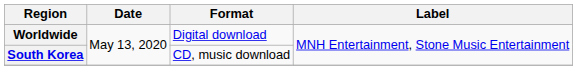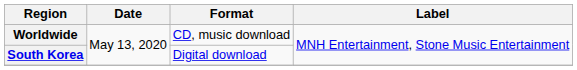(220, 34) Digital download -> (232, 34) CD, music download
(232, 55) CD, music download -> (220, 55) Digital download
